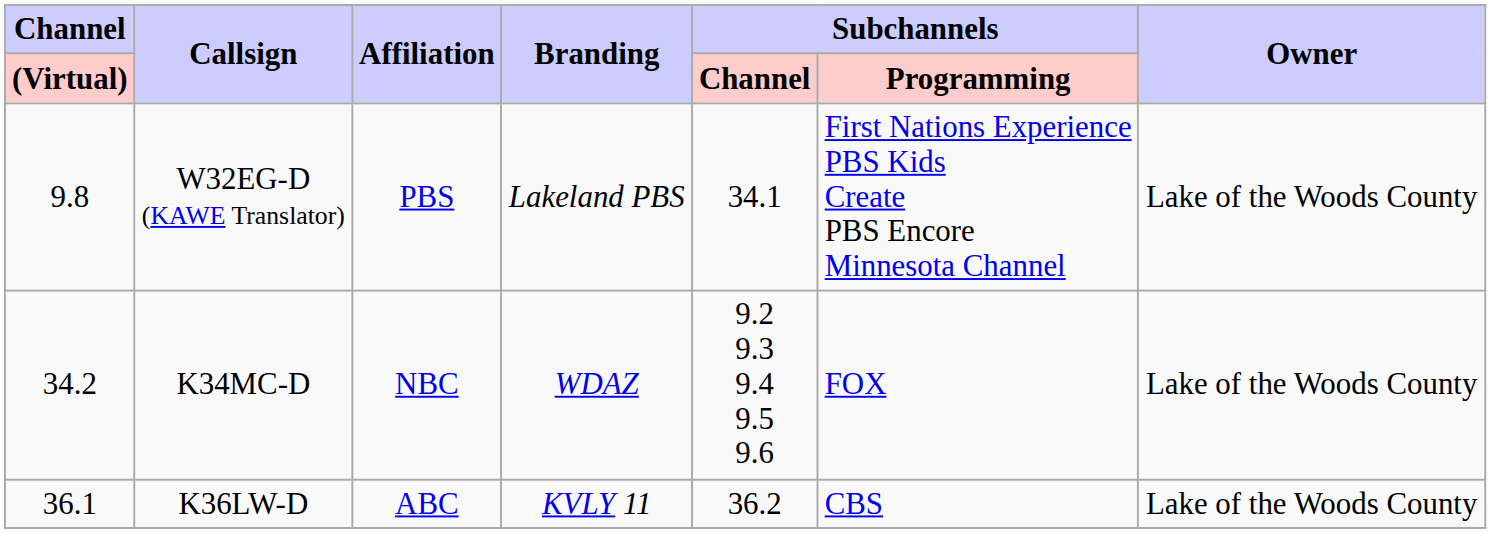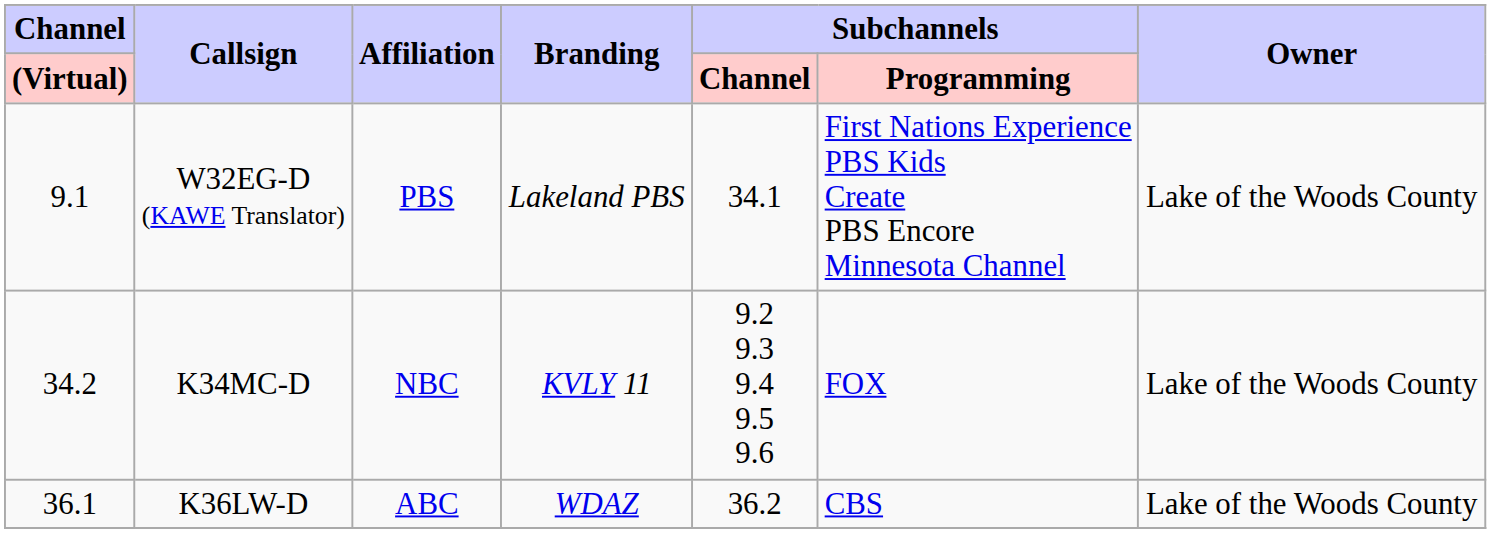(70, 196) 9.8 -> (70, 196) 9.1
(597, 384) WDAZ -> (597, 384) KVLY 11
(597, 502) KVLY 11 -> (597, 502) WDAZ
